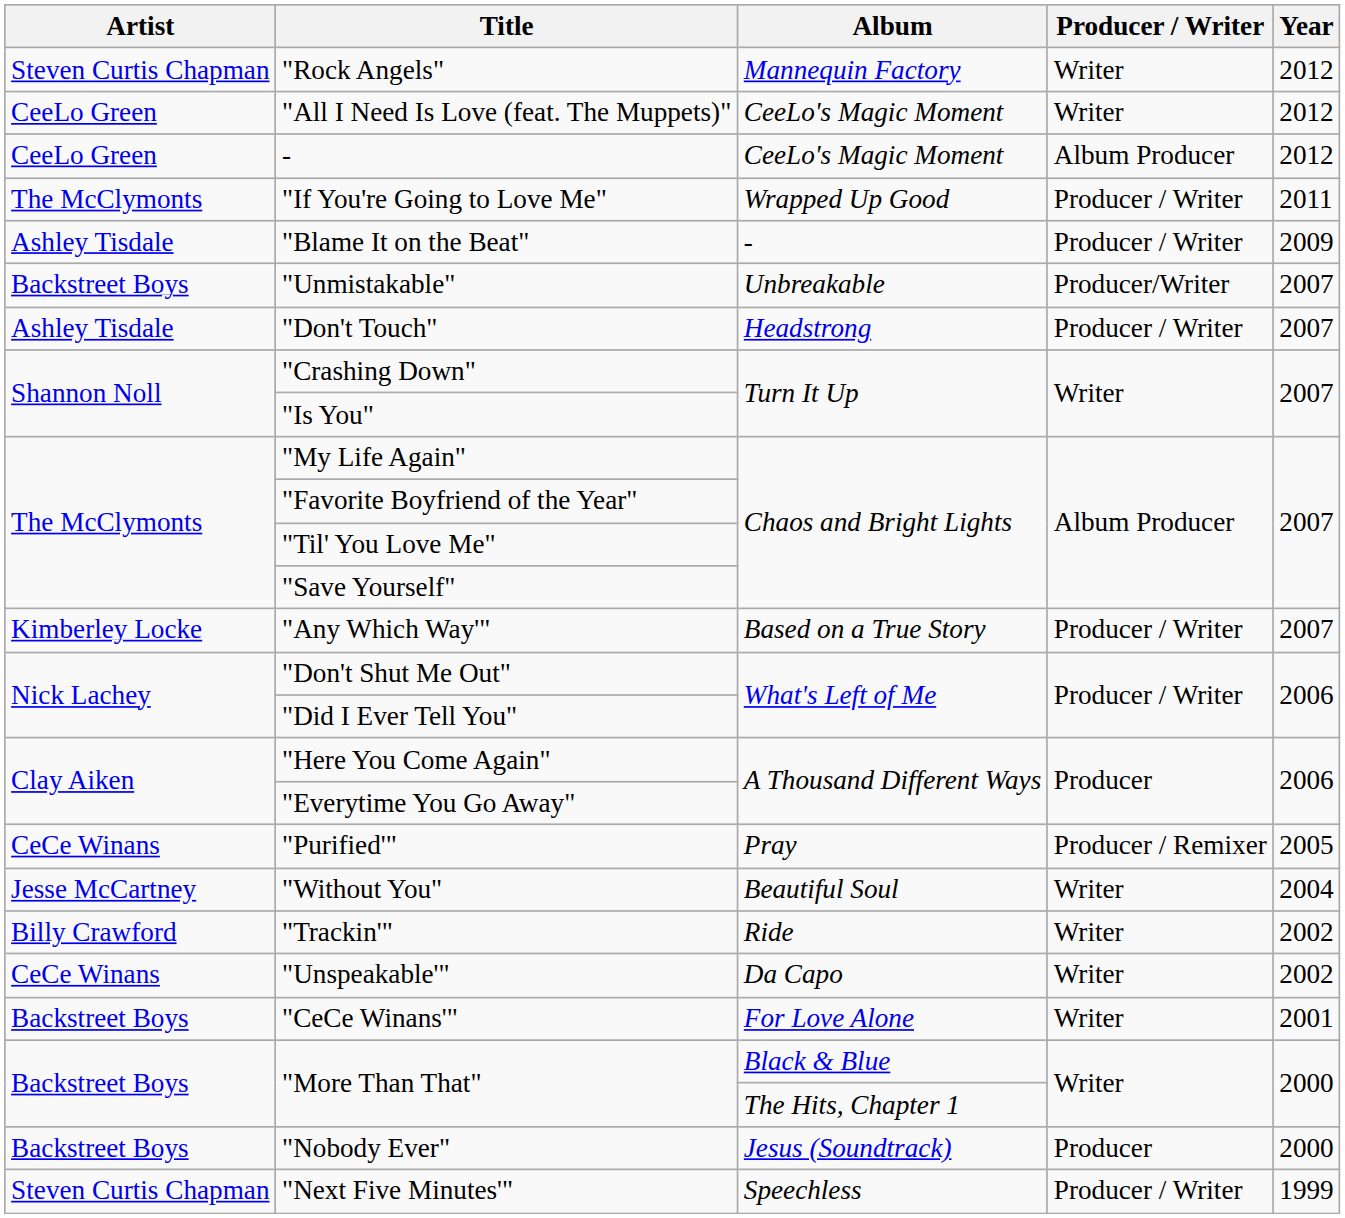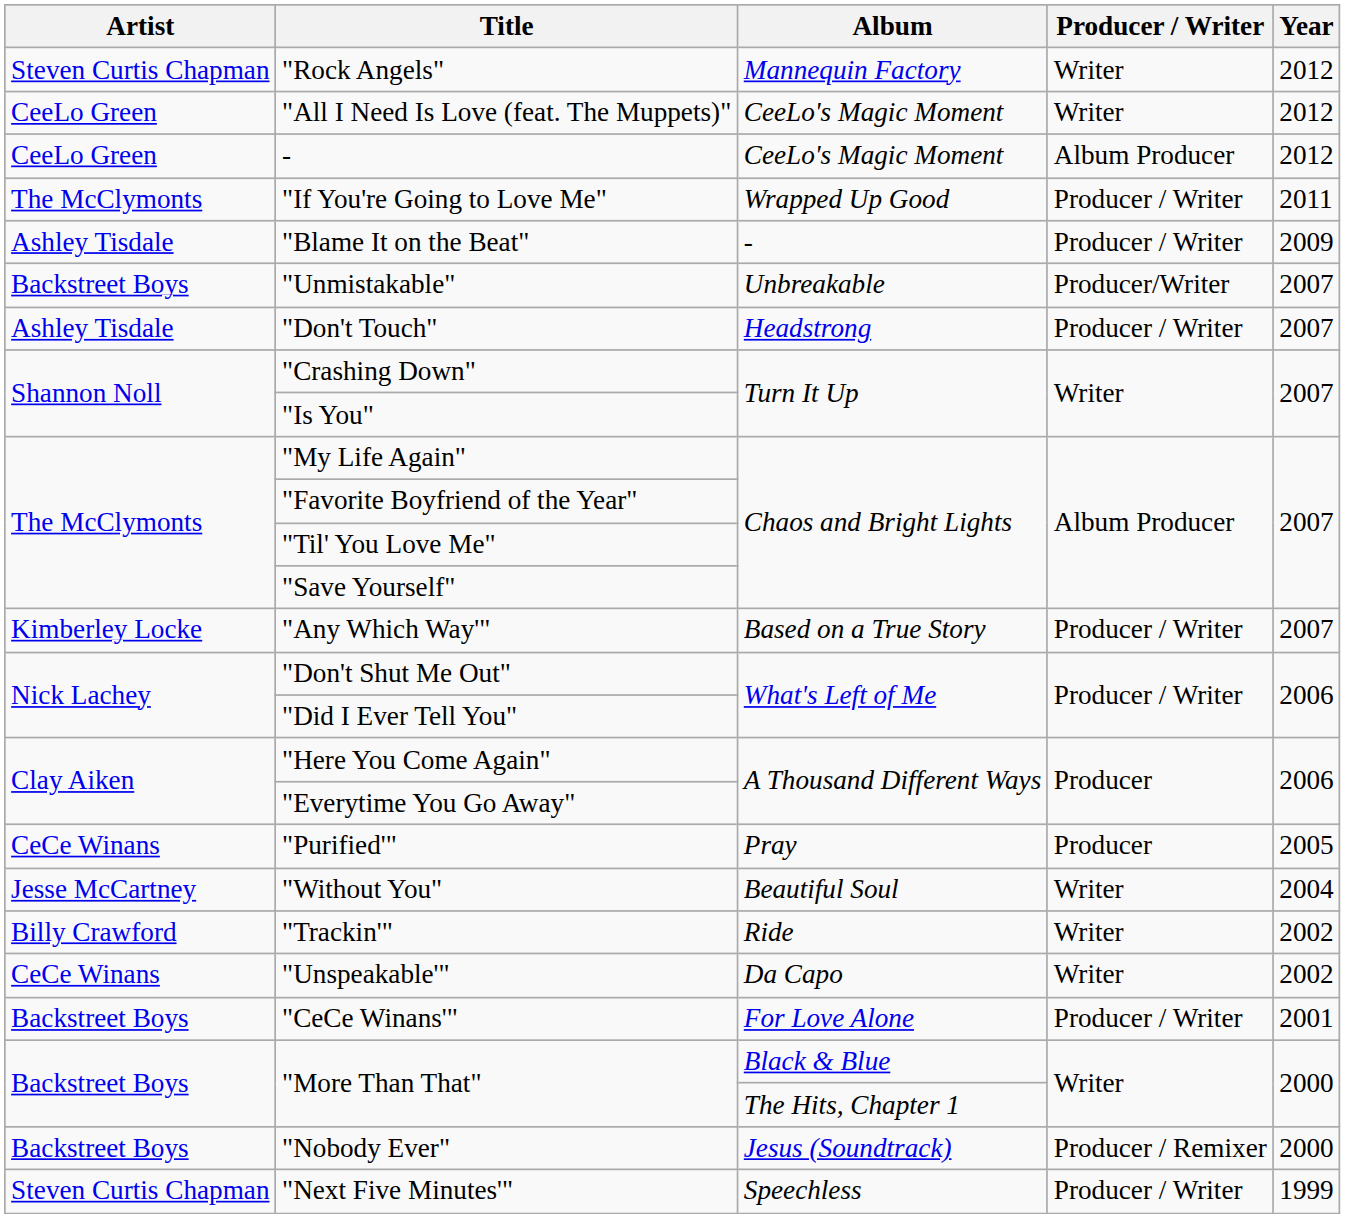(1160, 845) Producer / Remixer -> (1103, 845) Producer
(1089, 1018) Writer -> (1148, 1018) Producer / Writer
(1103, 1147) Producer -> (1160, 1147) Producer / Remixer
